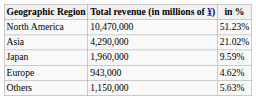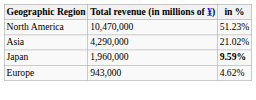(232, 57) normal -> (233, 57) bold
- row: (19, 88)
